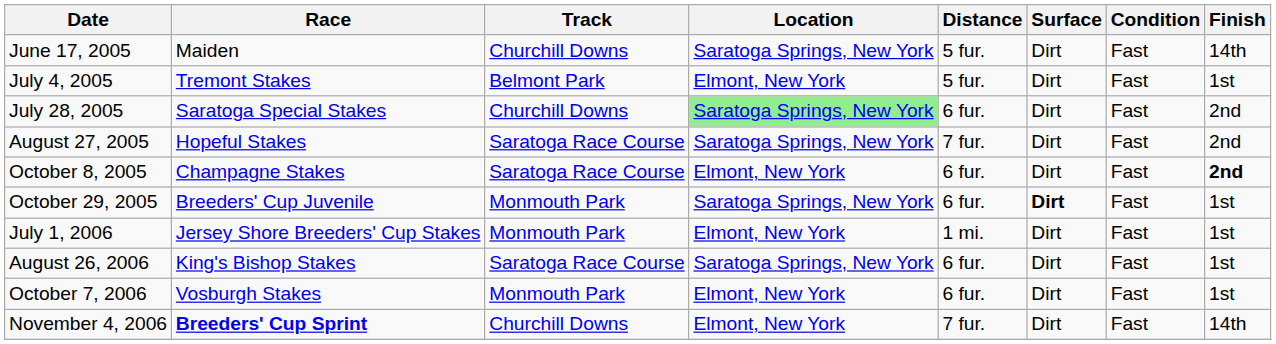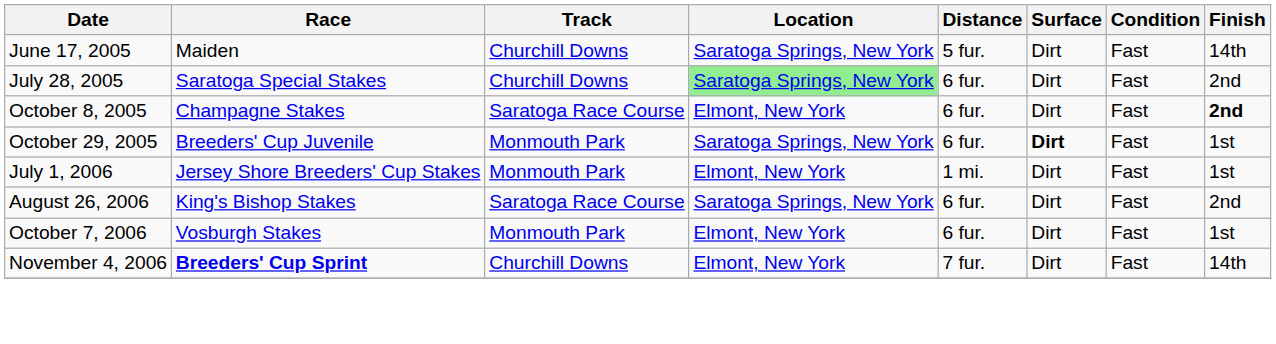- row: (61, 80)
- row: (79, 141)
(1222, 263) 1st -> (1225, 202) 2nd
